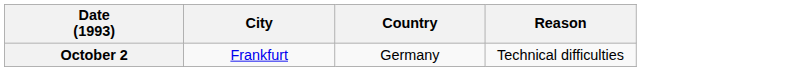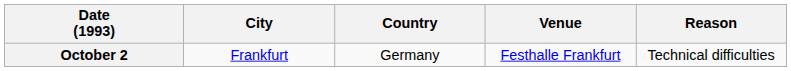+ column: (560, 24)
